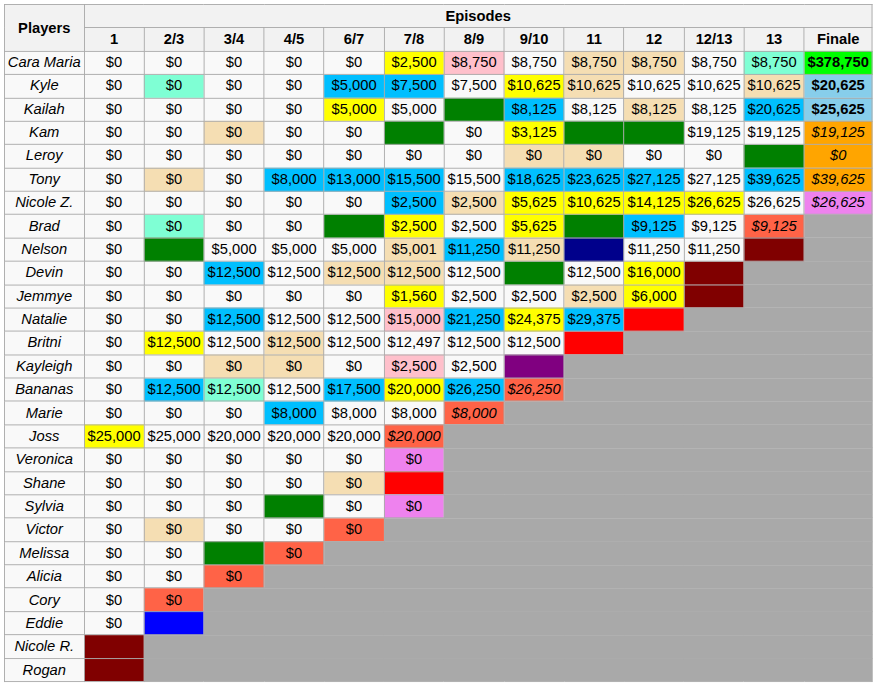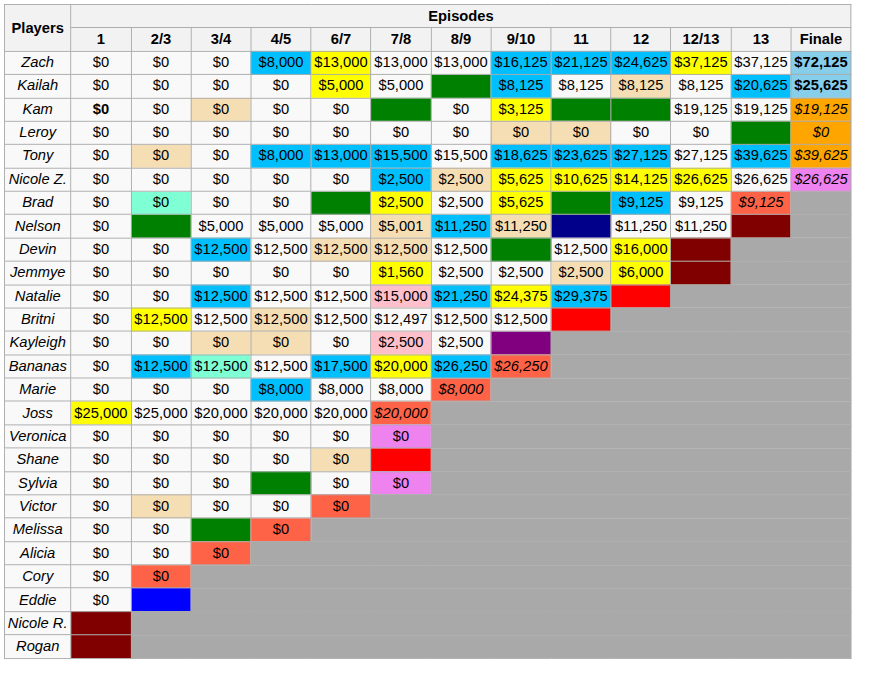- row: (44, 62)
+ row: (38, 62)
- row: (44, 86)
(114, 132) normal -> (101, 109) bold
